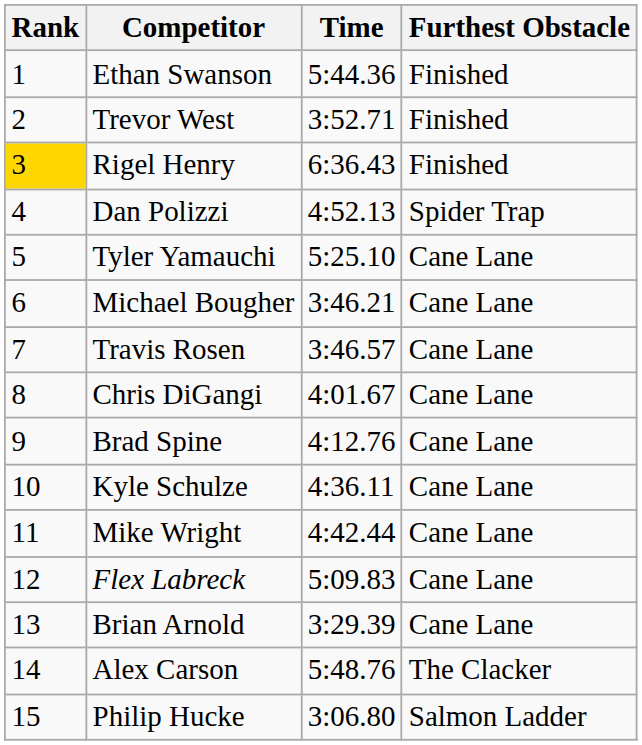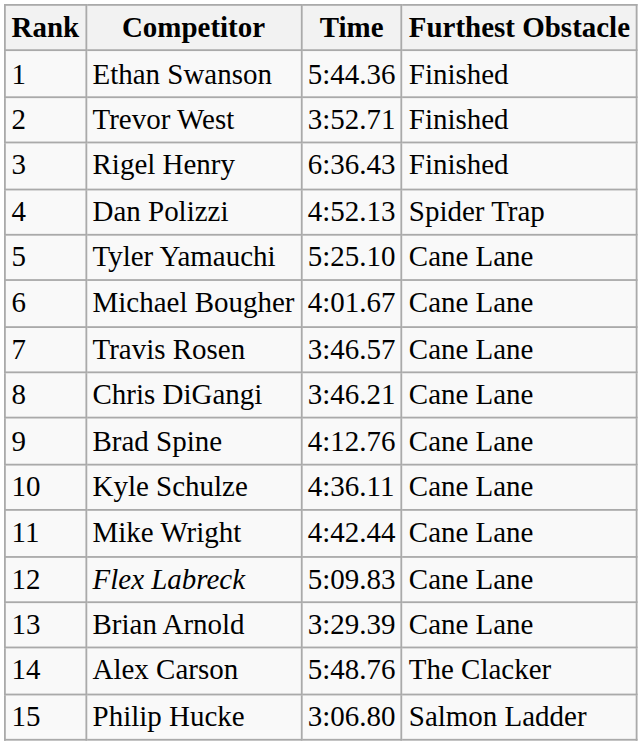(19, 165) gold background -> (19, 165) no background
(352, 303) 3:46.21 -> (352, 303) 4:01.67
(352, 394) 4:01.67 -> (352, 394) 3:46.21
